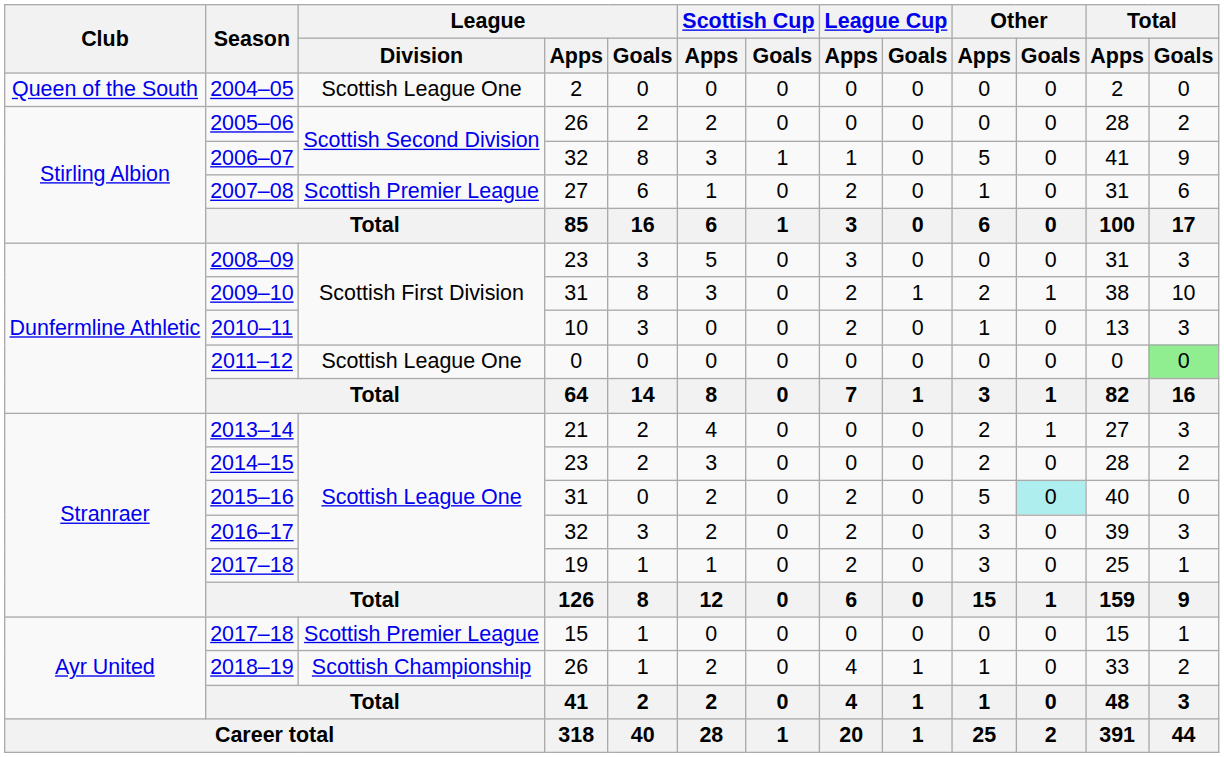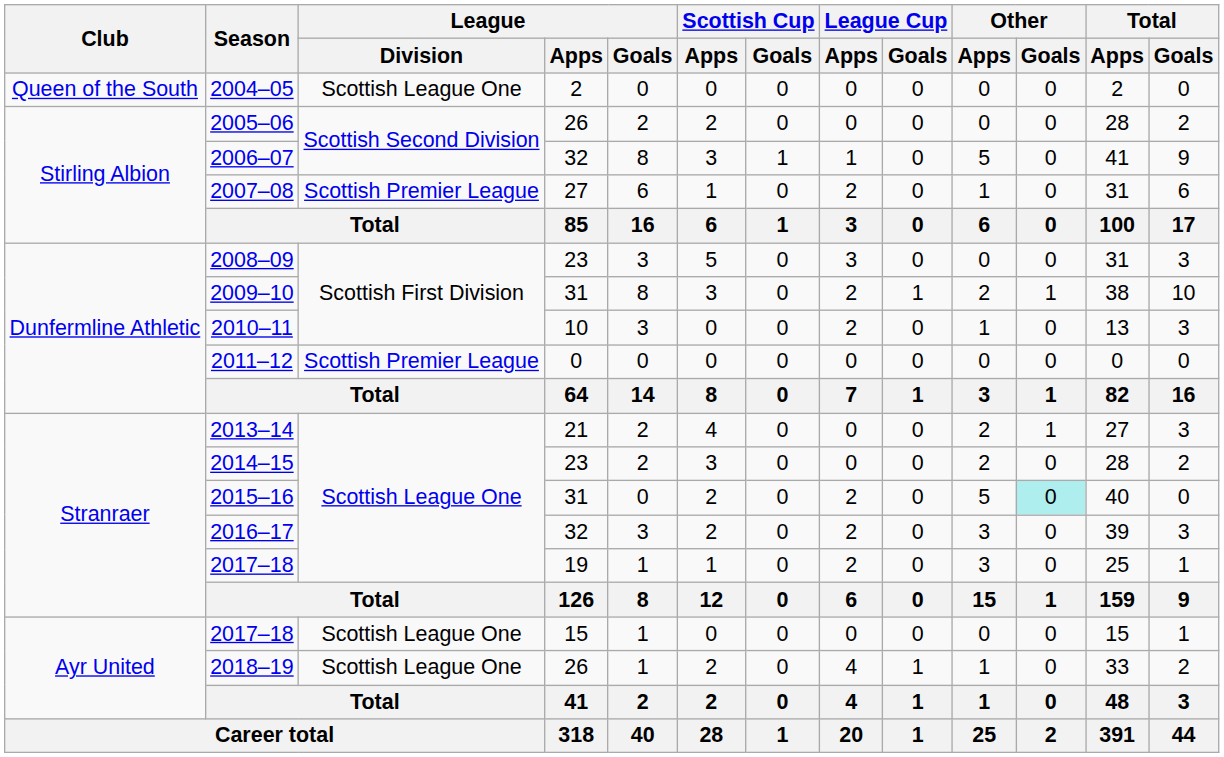(422, 361) Scottish League One -> (422, 361) Scottish Premier League
(1184, 361) lightgreen background -> (1184, 361) no background
(422, 633) Scottish Premier League -> (422, 633) Scottish League One
(422, 667) Scottish Championship -> (422, 667) Scottish League One
